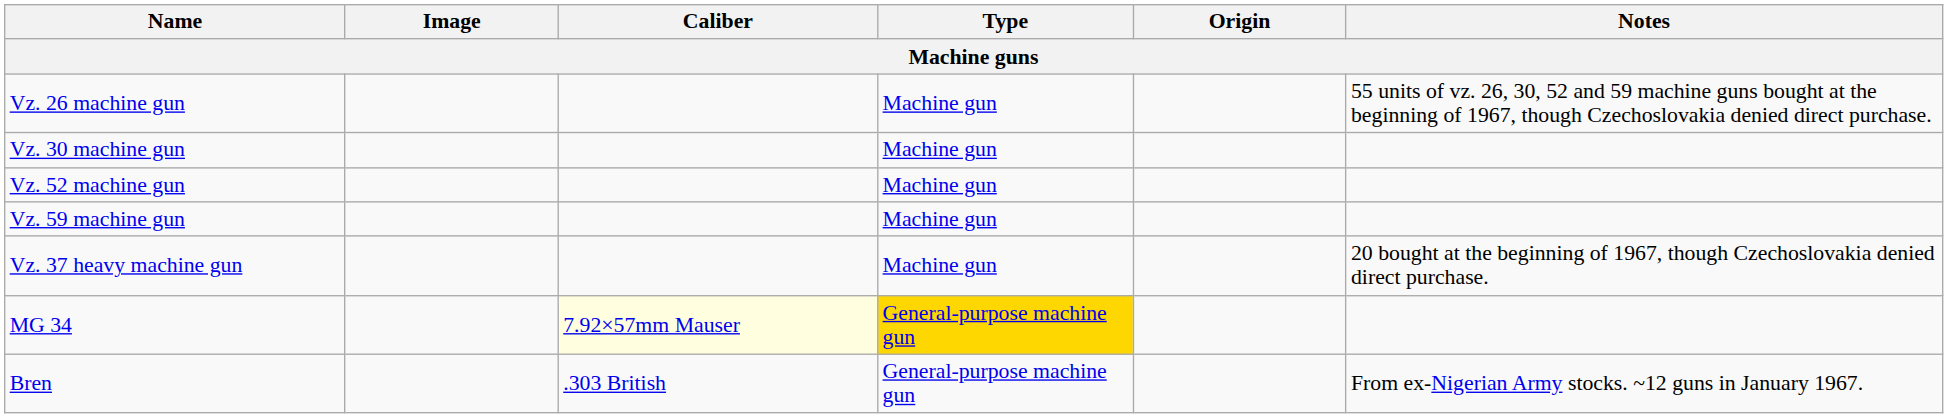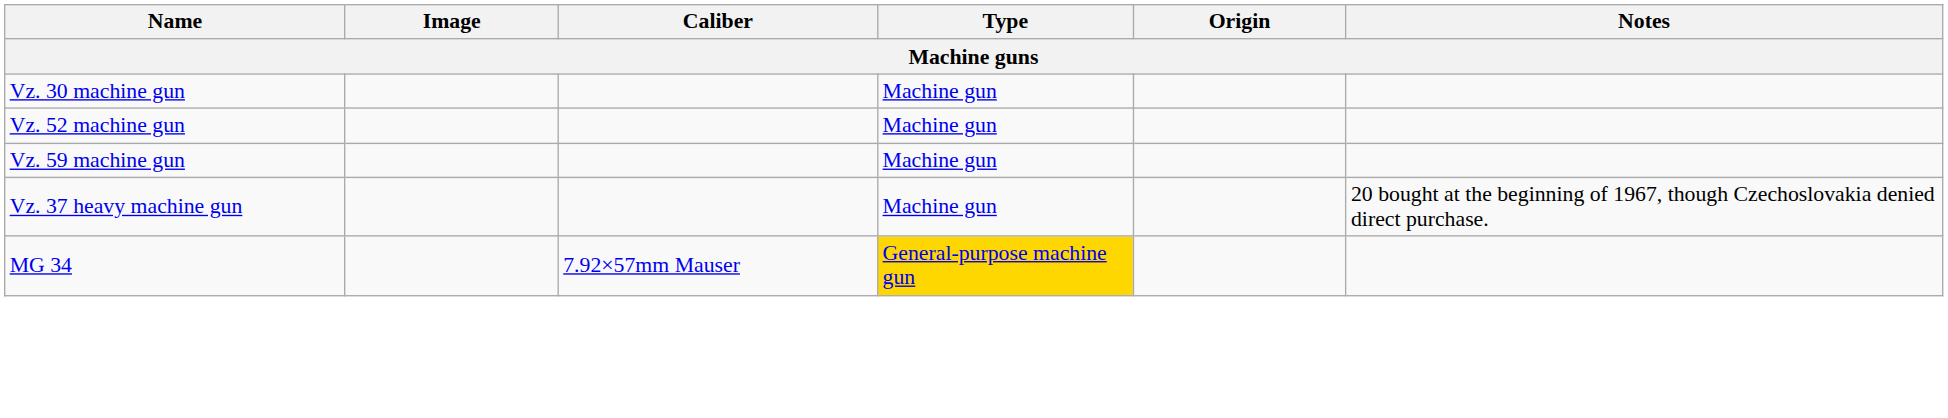- row: (97, 103)
(652, 324) lightyellow background -> (652, 265) no background
- row: (31, 383)
